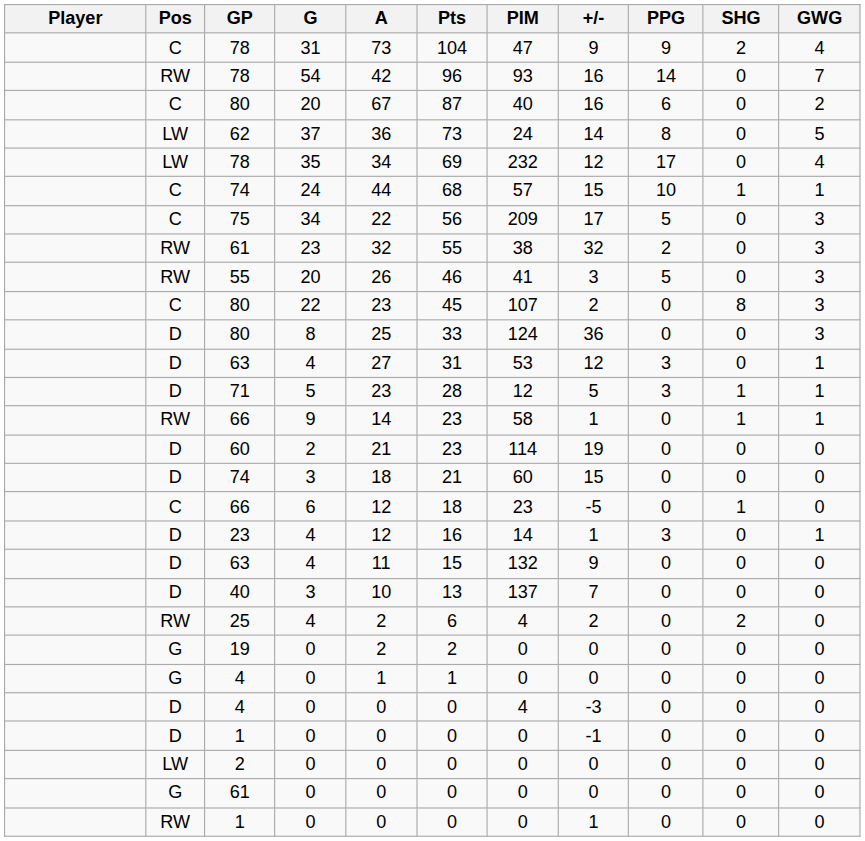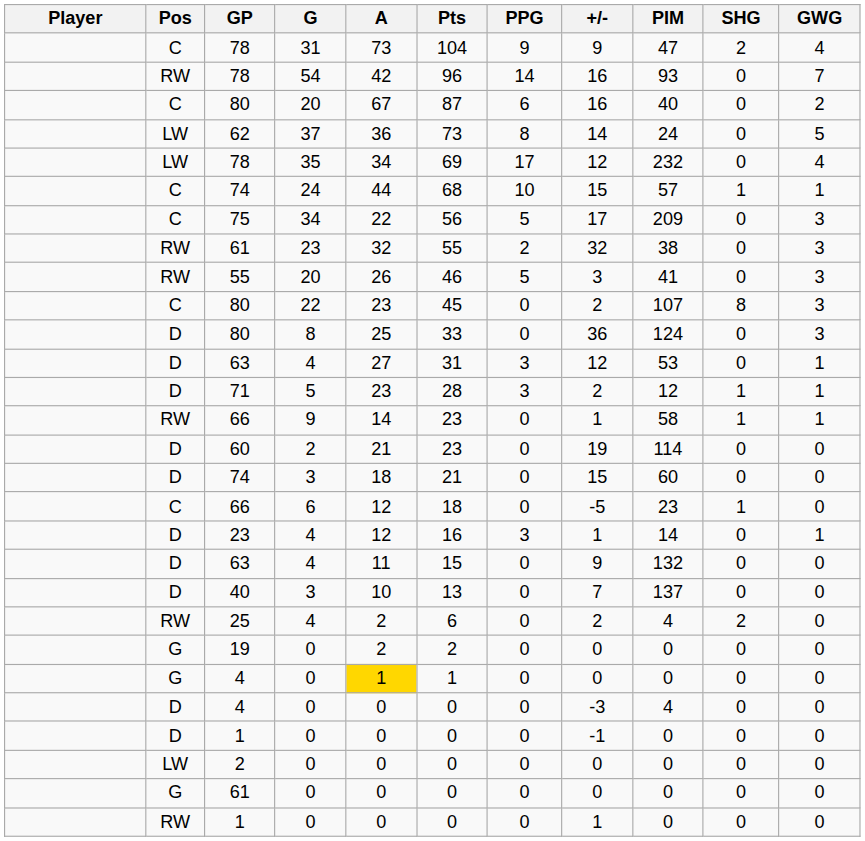columns swapped: (523, 18) <-> (666, 18)
(593, 391) 5 -> (597, 391) 2
(381, 678) no background -> (381, 678) gold background
